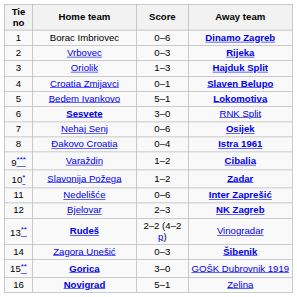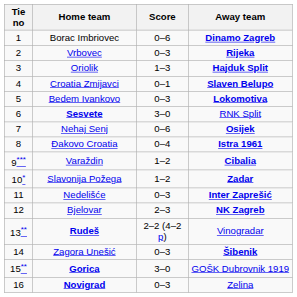(162, 99) 5–1 -> (162, 99) 0–3
(162, 195) 0–6 -> (162, 195) 0–3
(162, 285) 5–1 -> (162, 285) 0–3
